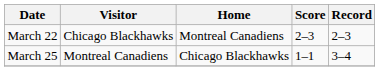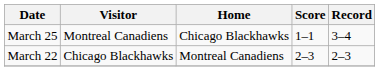rows swapped: (32, 35) <-> (32, 55)
